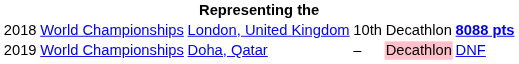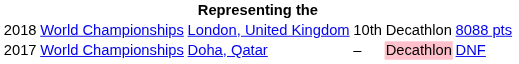(485, 30) bold -> (484, 30) normal
(20, 50) 2019 -> (20, 50) 2017
